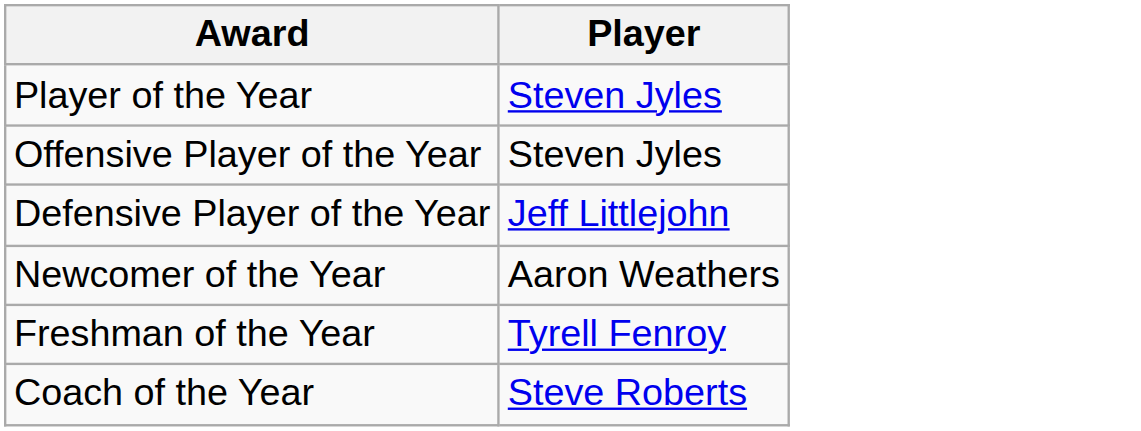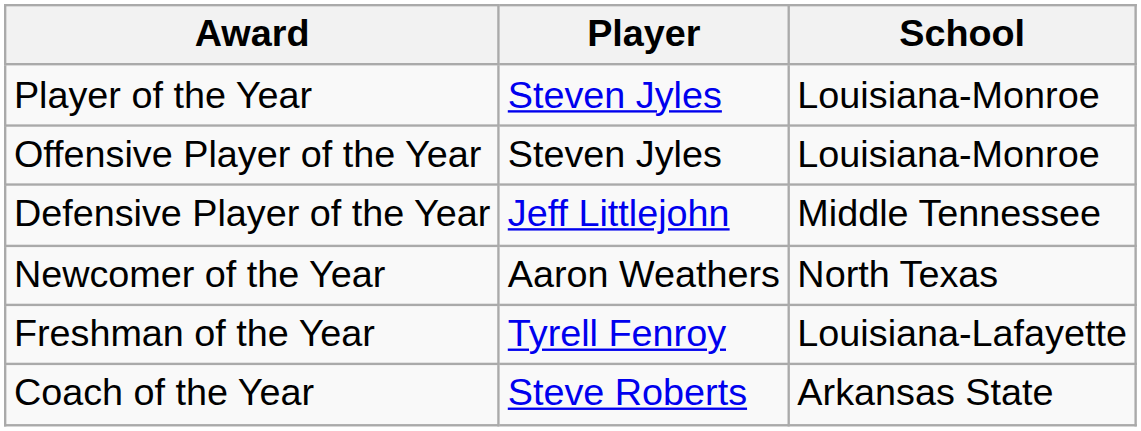+ column: (962, 34)
